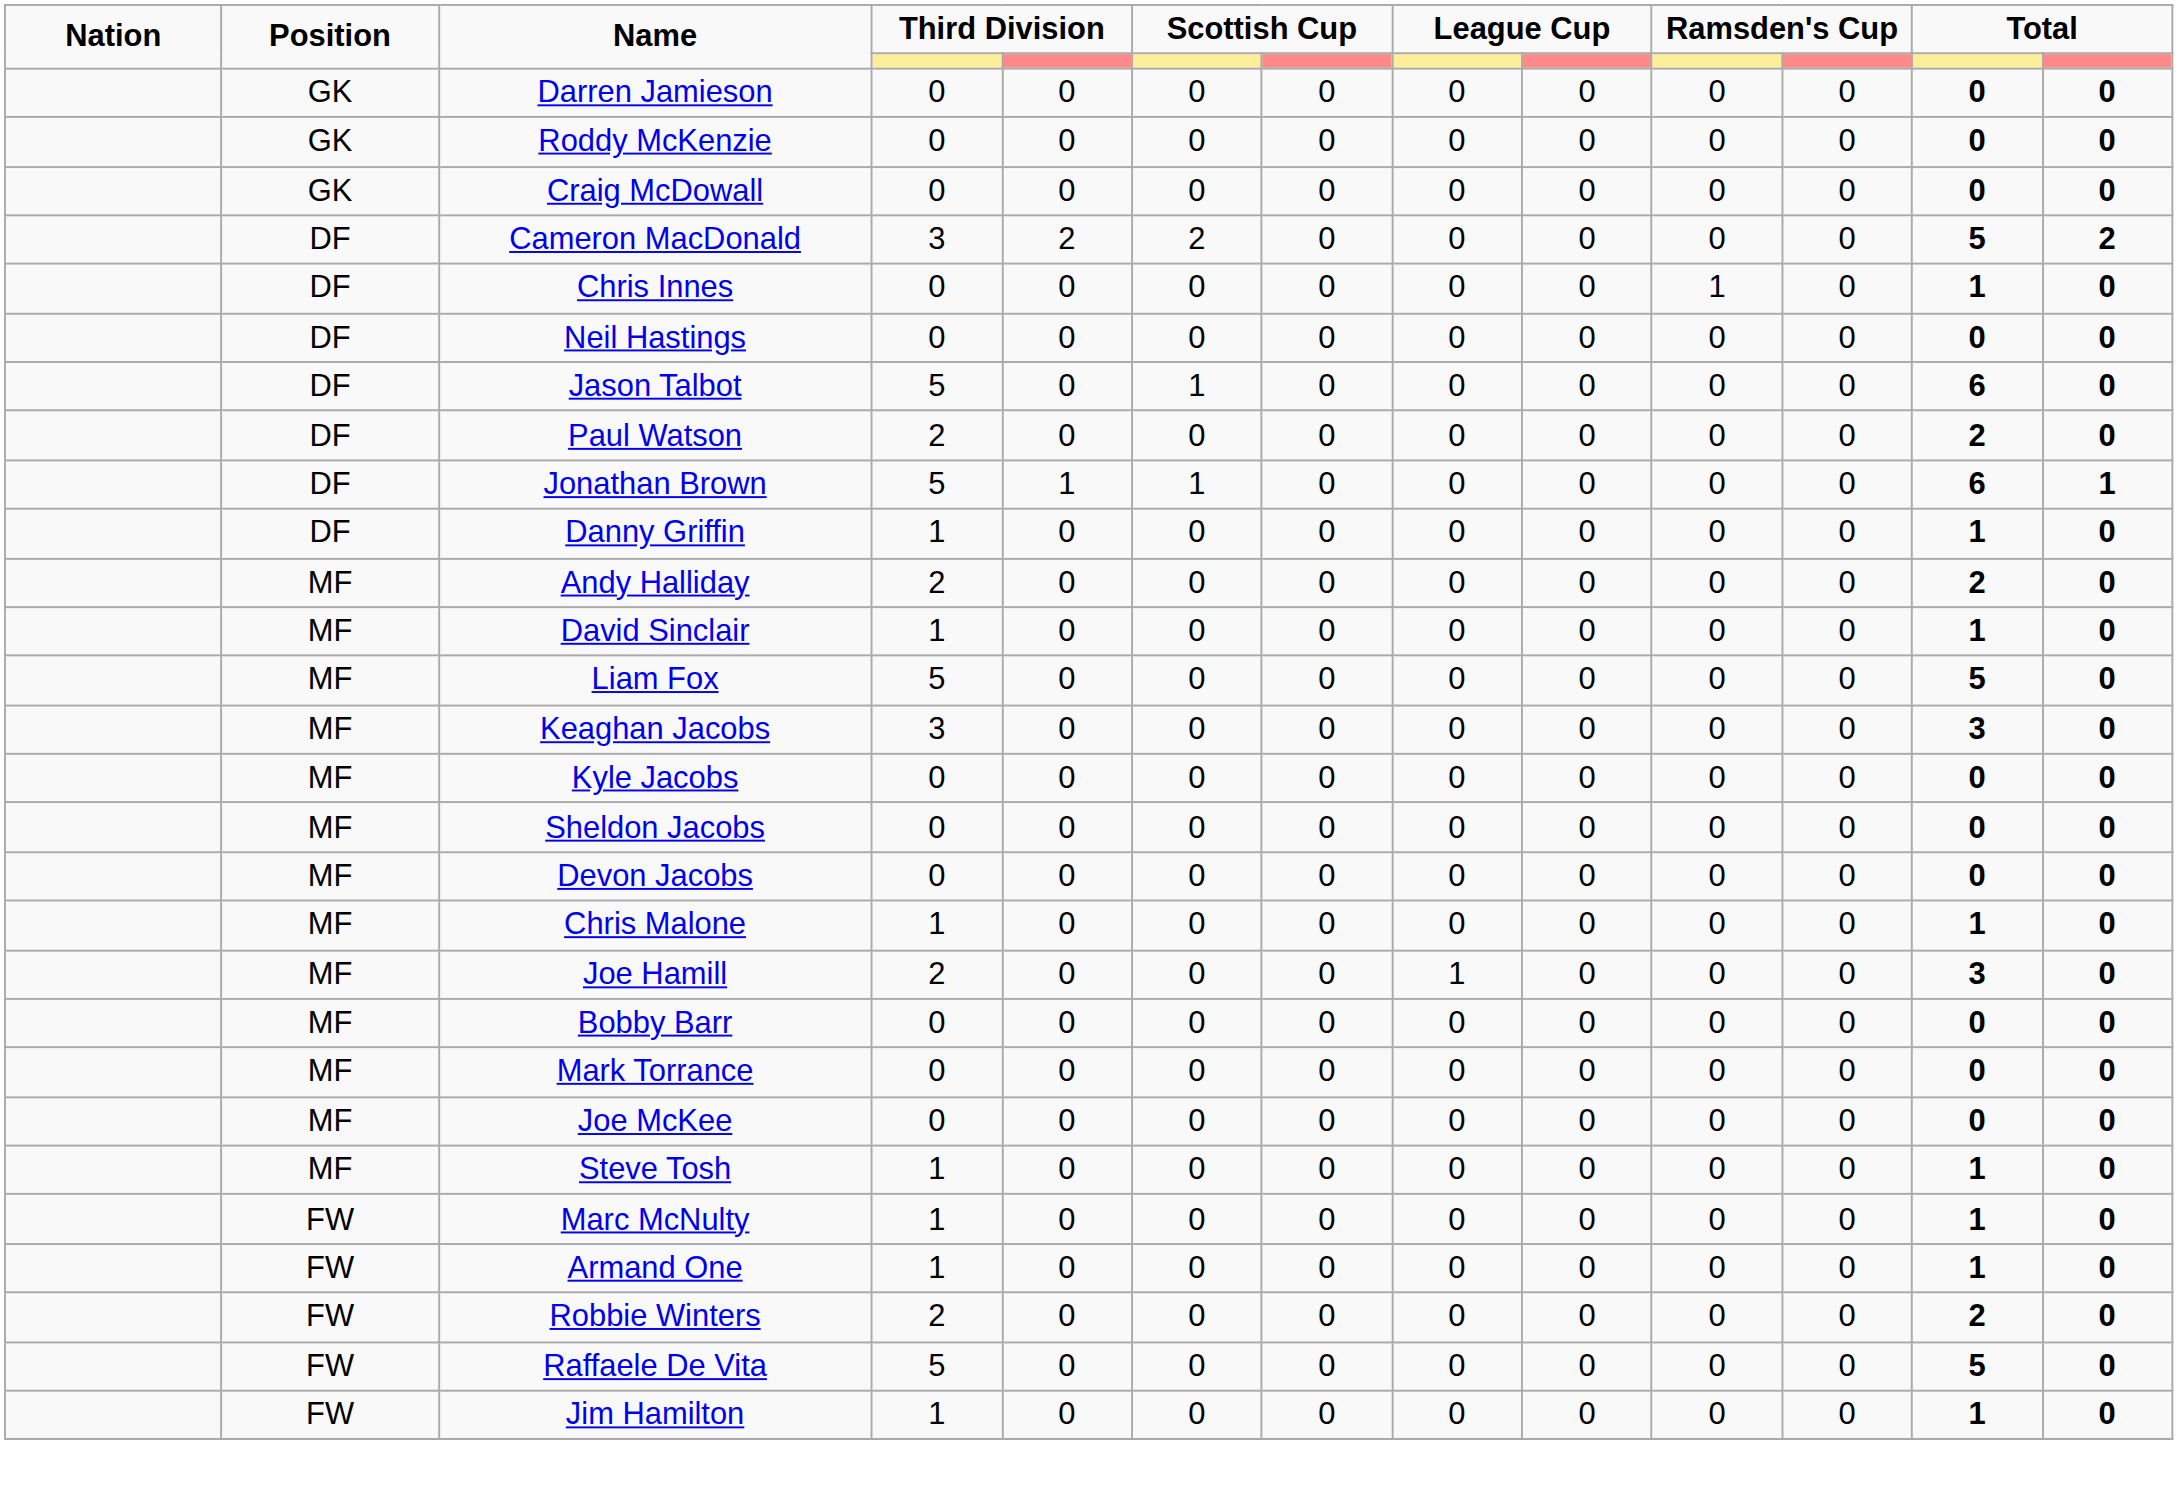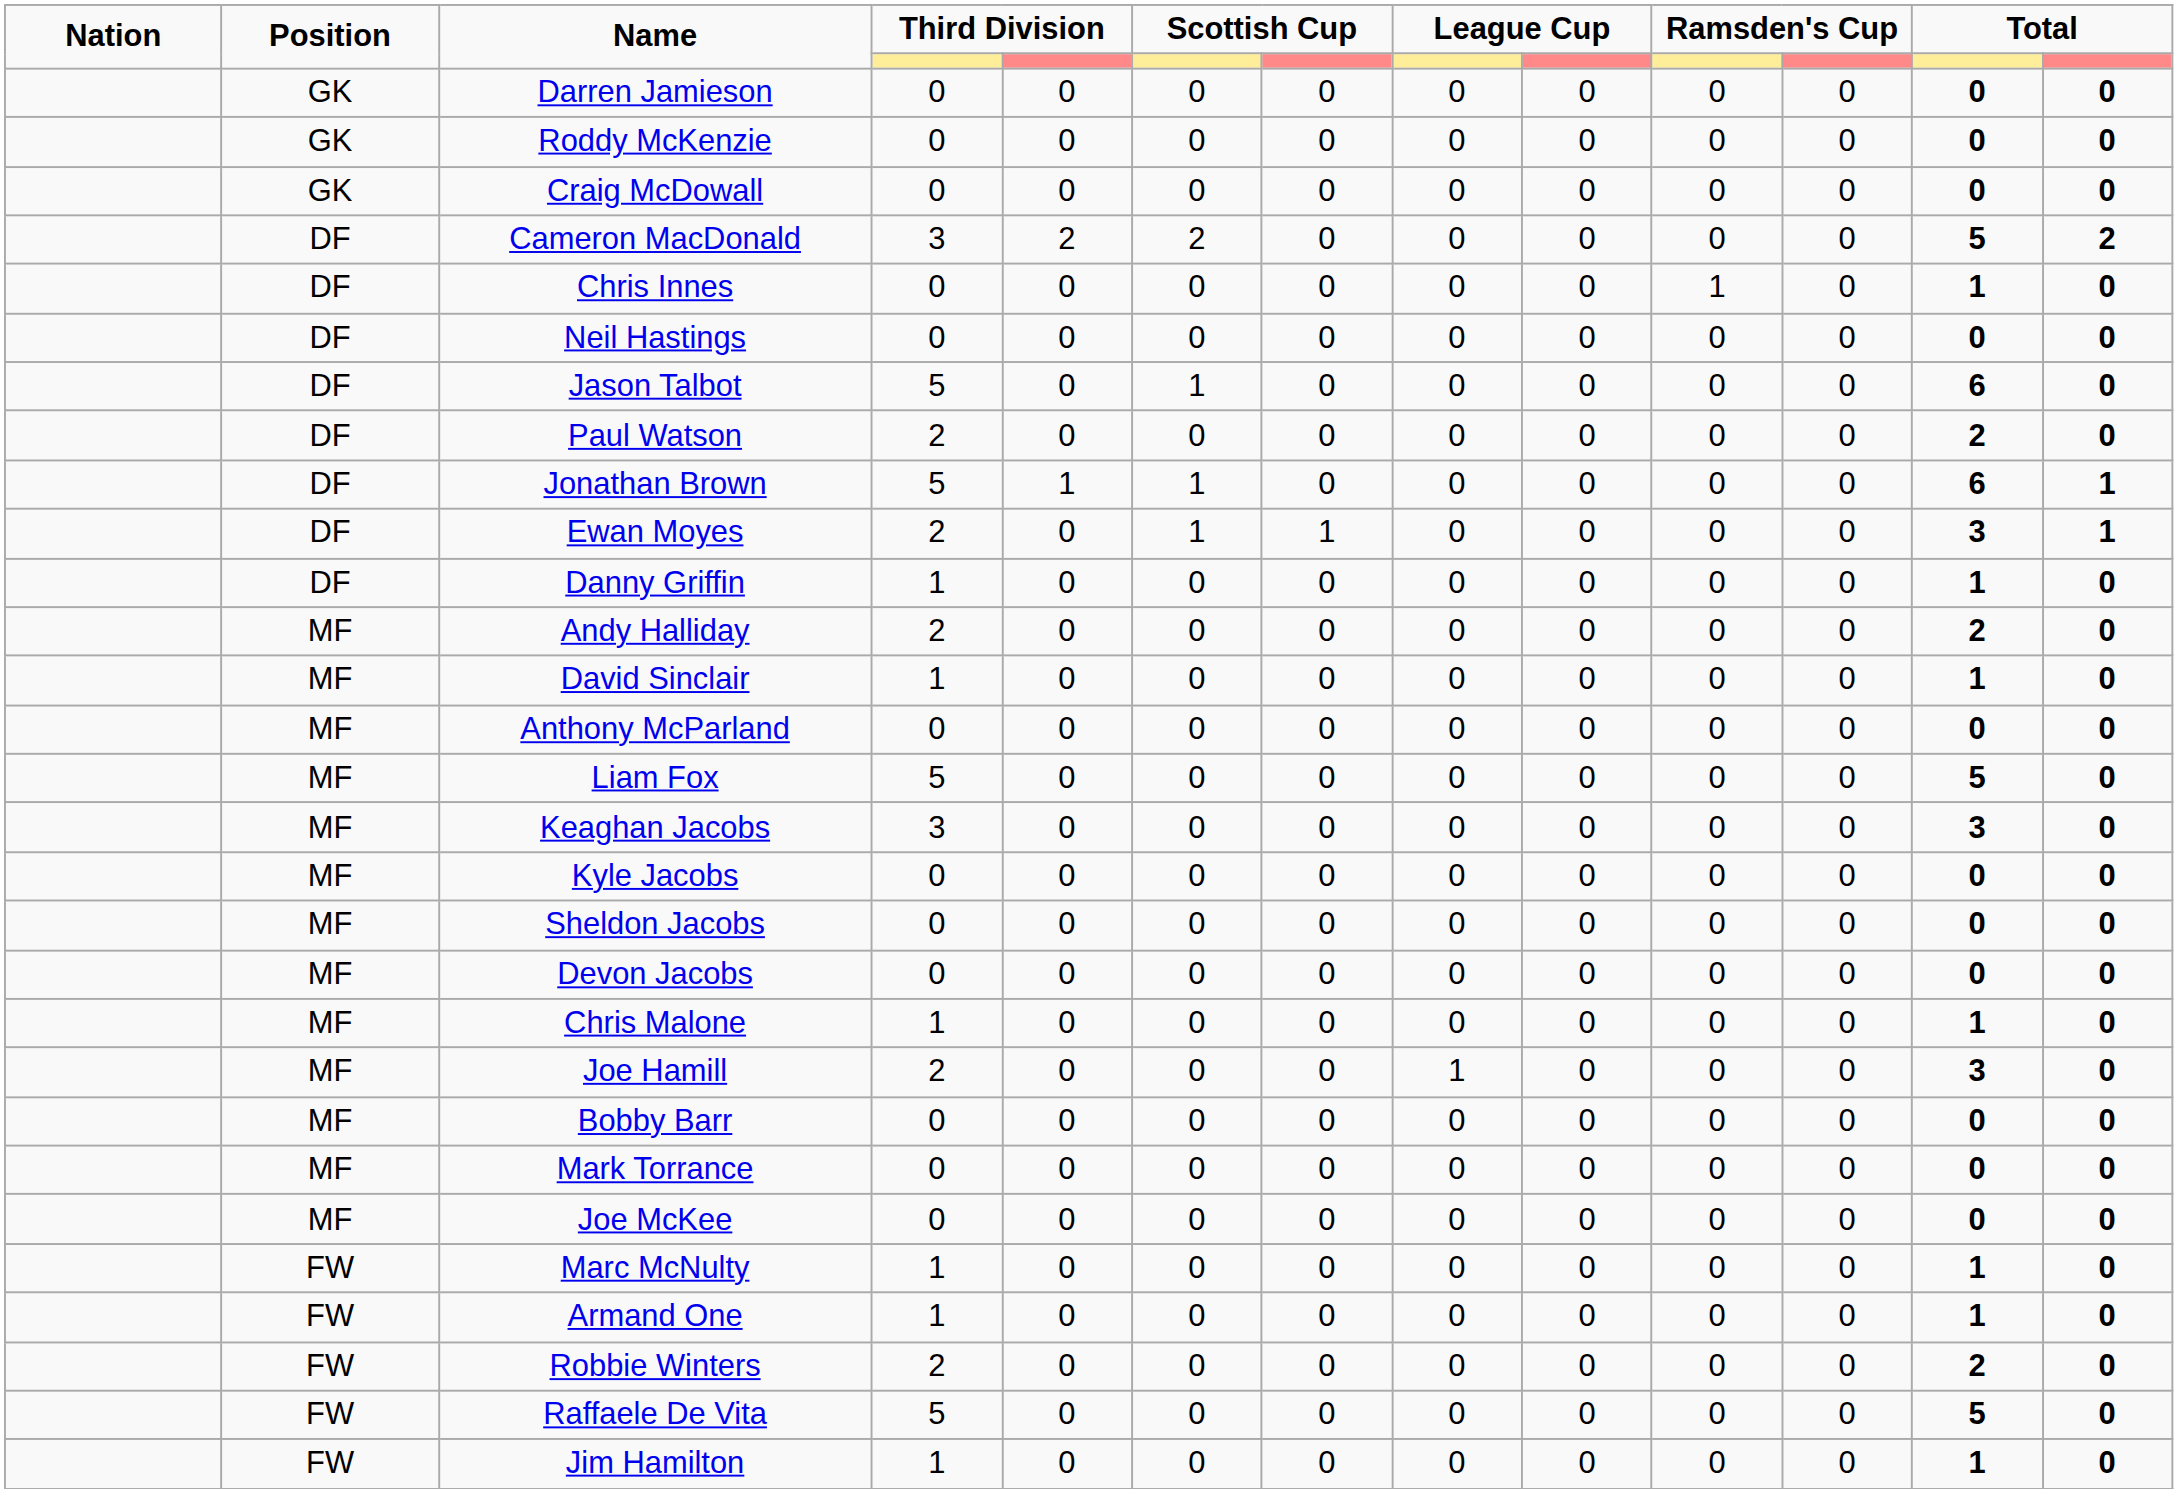+ row: (655, 532)
+ row: (655, 728)
- row: (655, 1169)
